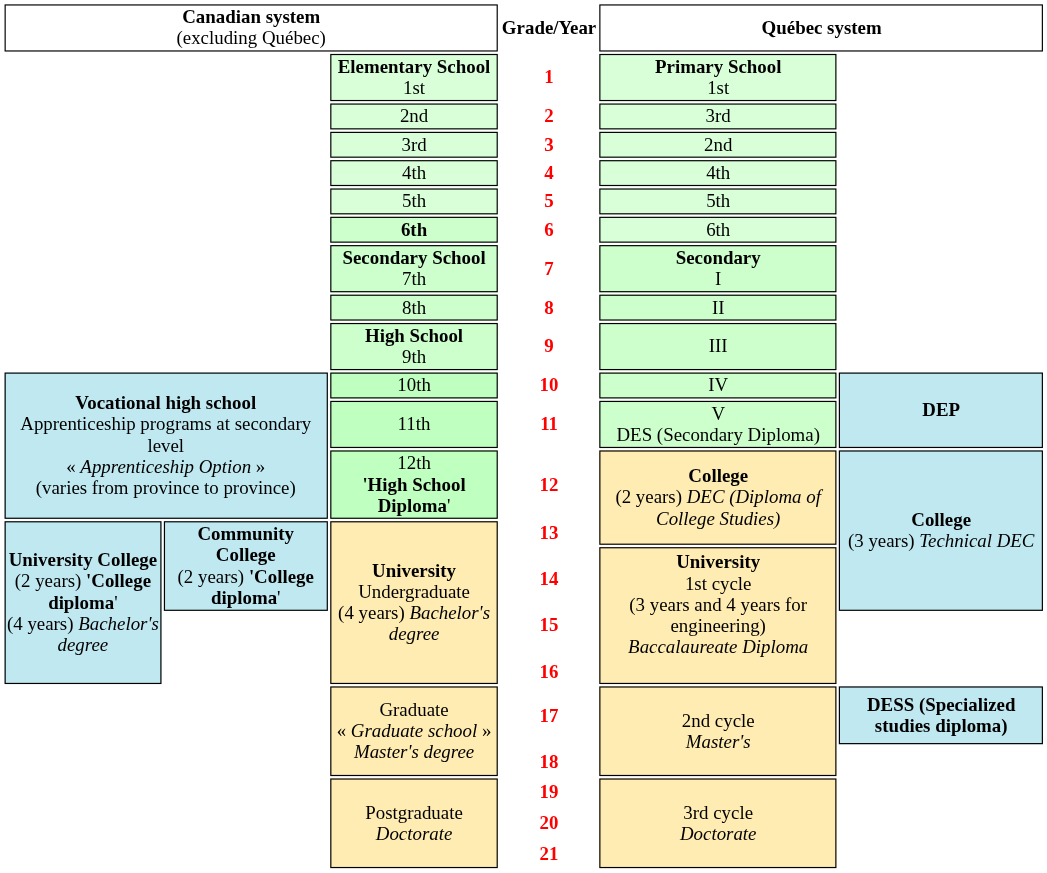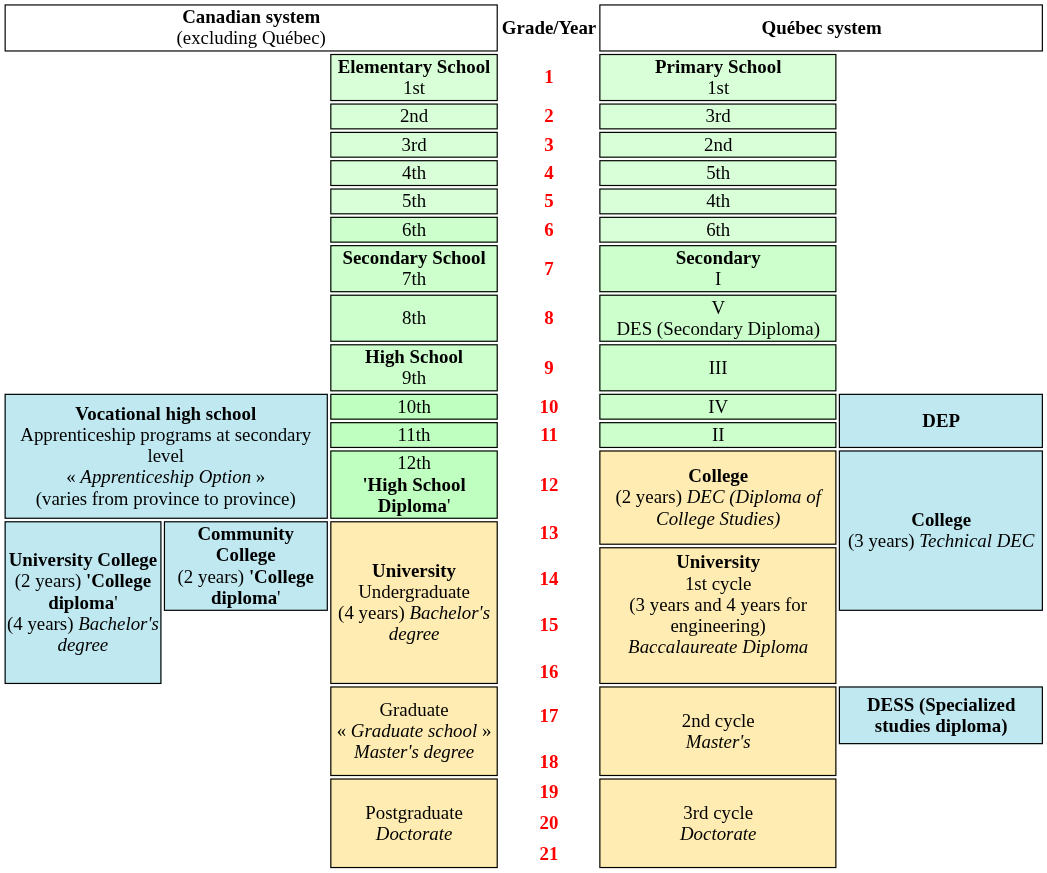(718, 173) 4th -> (718, 173) 5th
(718, 201) 5th -> (718, 201) 4th
(414, 229) bold -> (414, 229) normal
(718, 307) II -> (718, 318) V DES (Secondary Diploma)
(718, 424) V DES (Secondary Diploma) -> (718, 434) II
